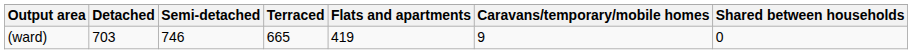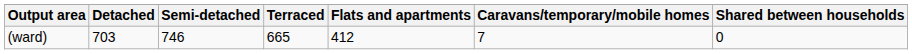(343, 37) 419 -> (343, 37) 412
(481, 37) 9 -> (481, 37) 7
